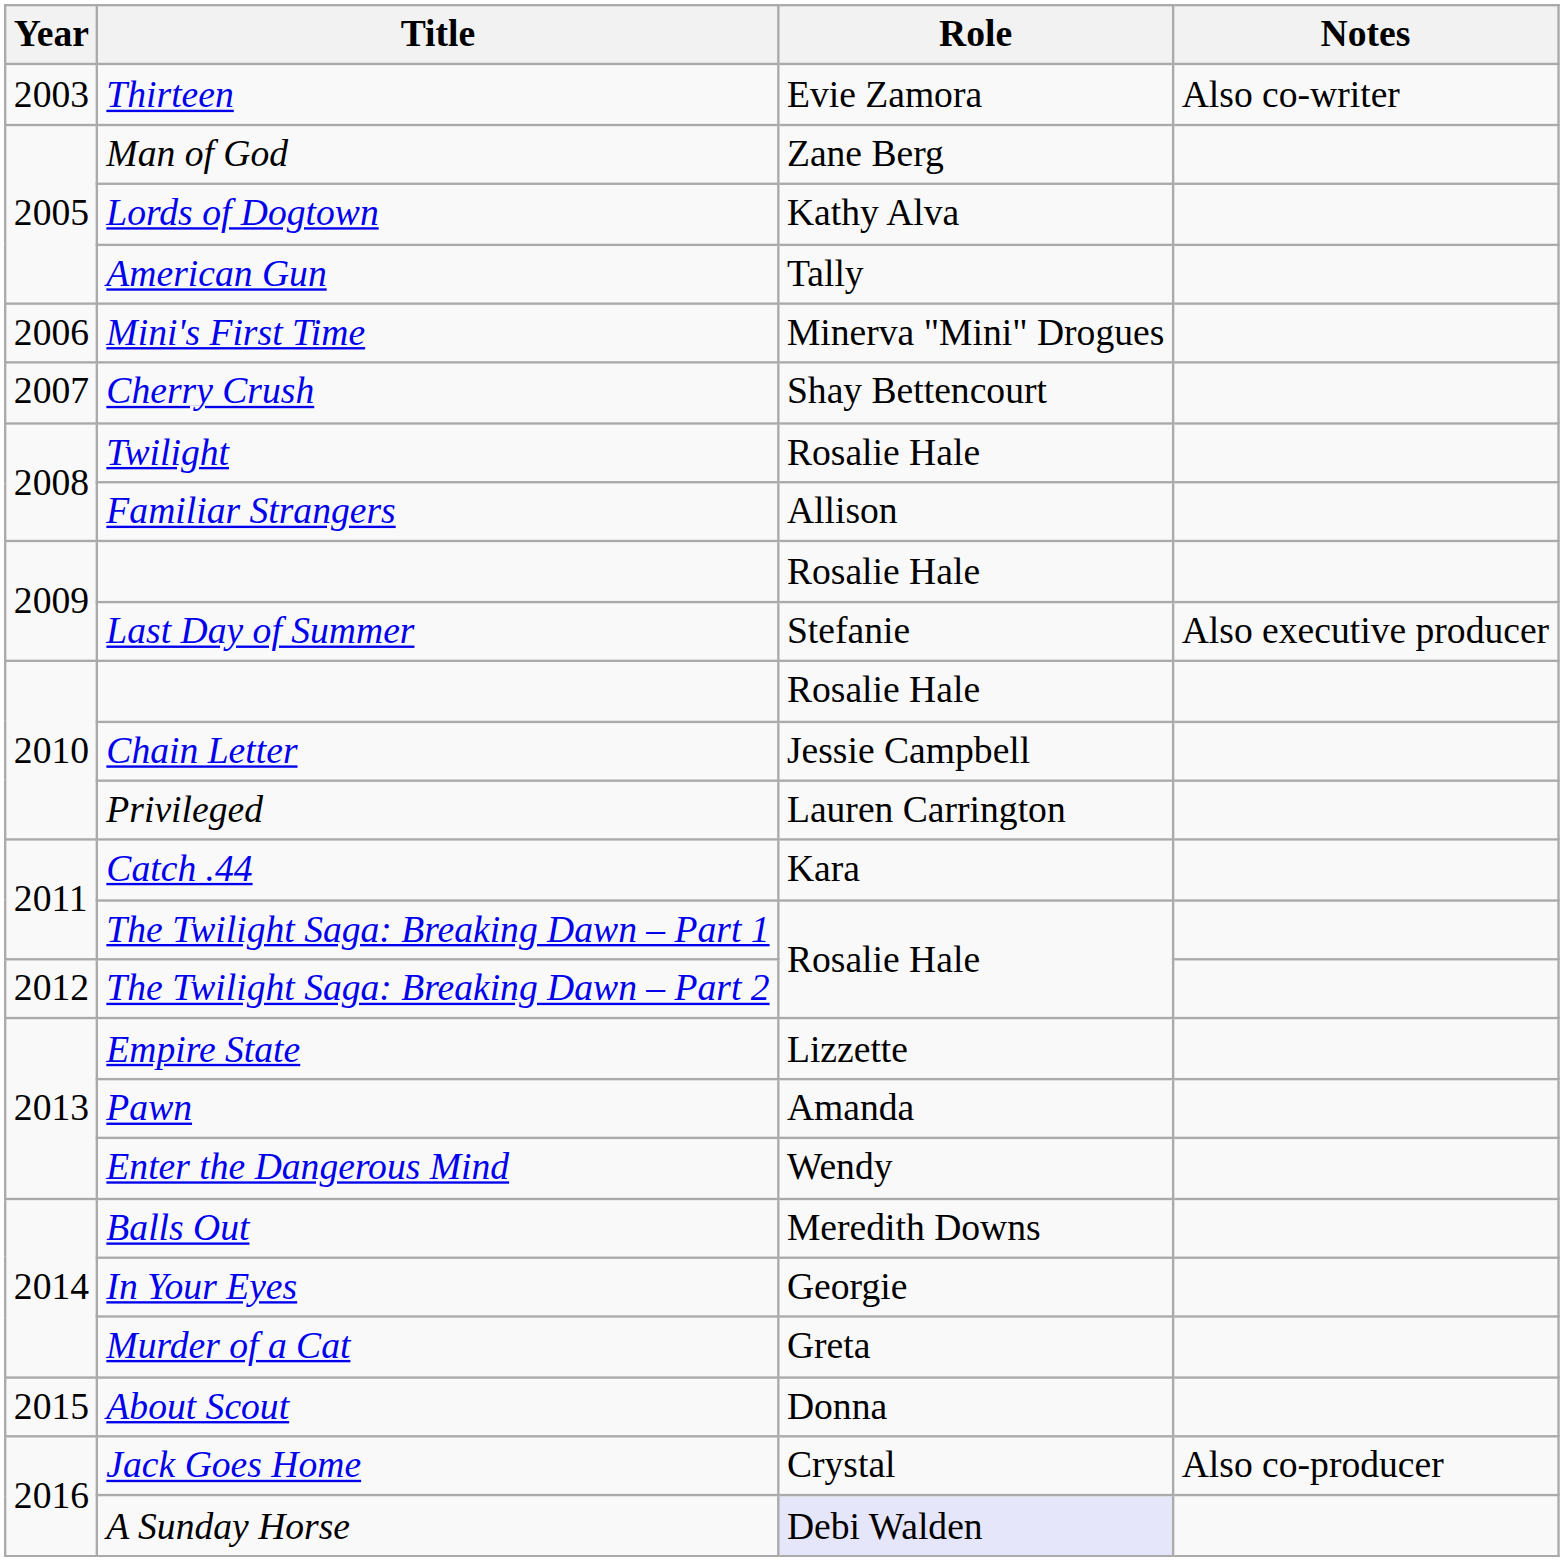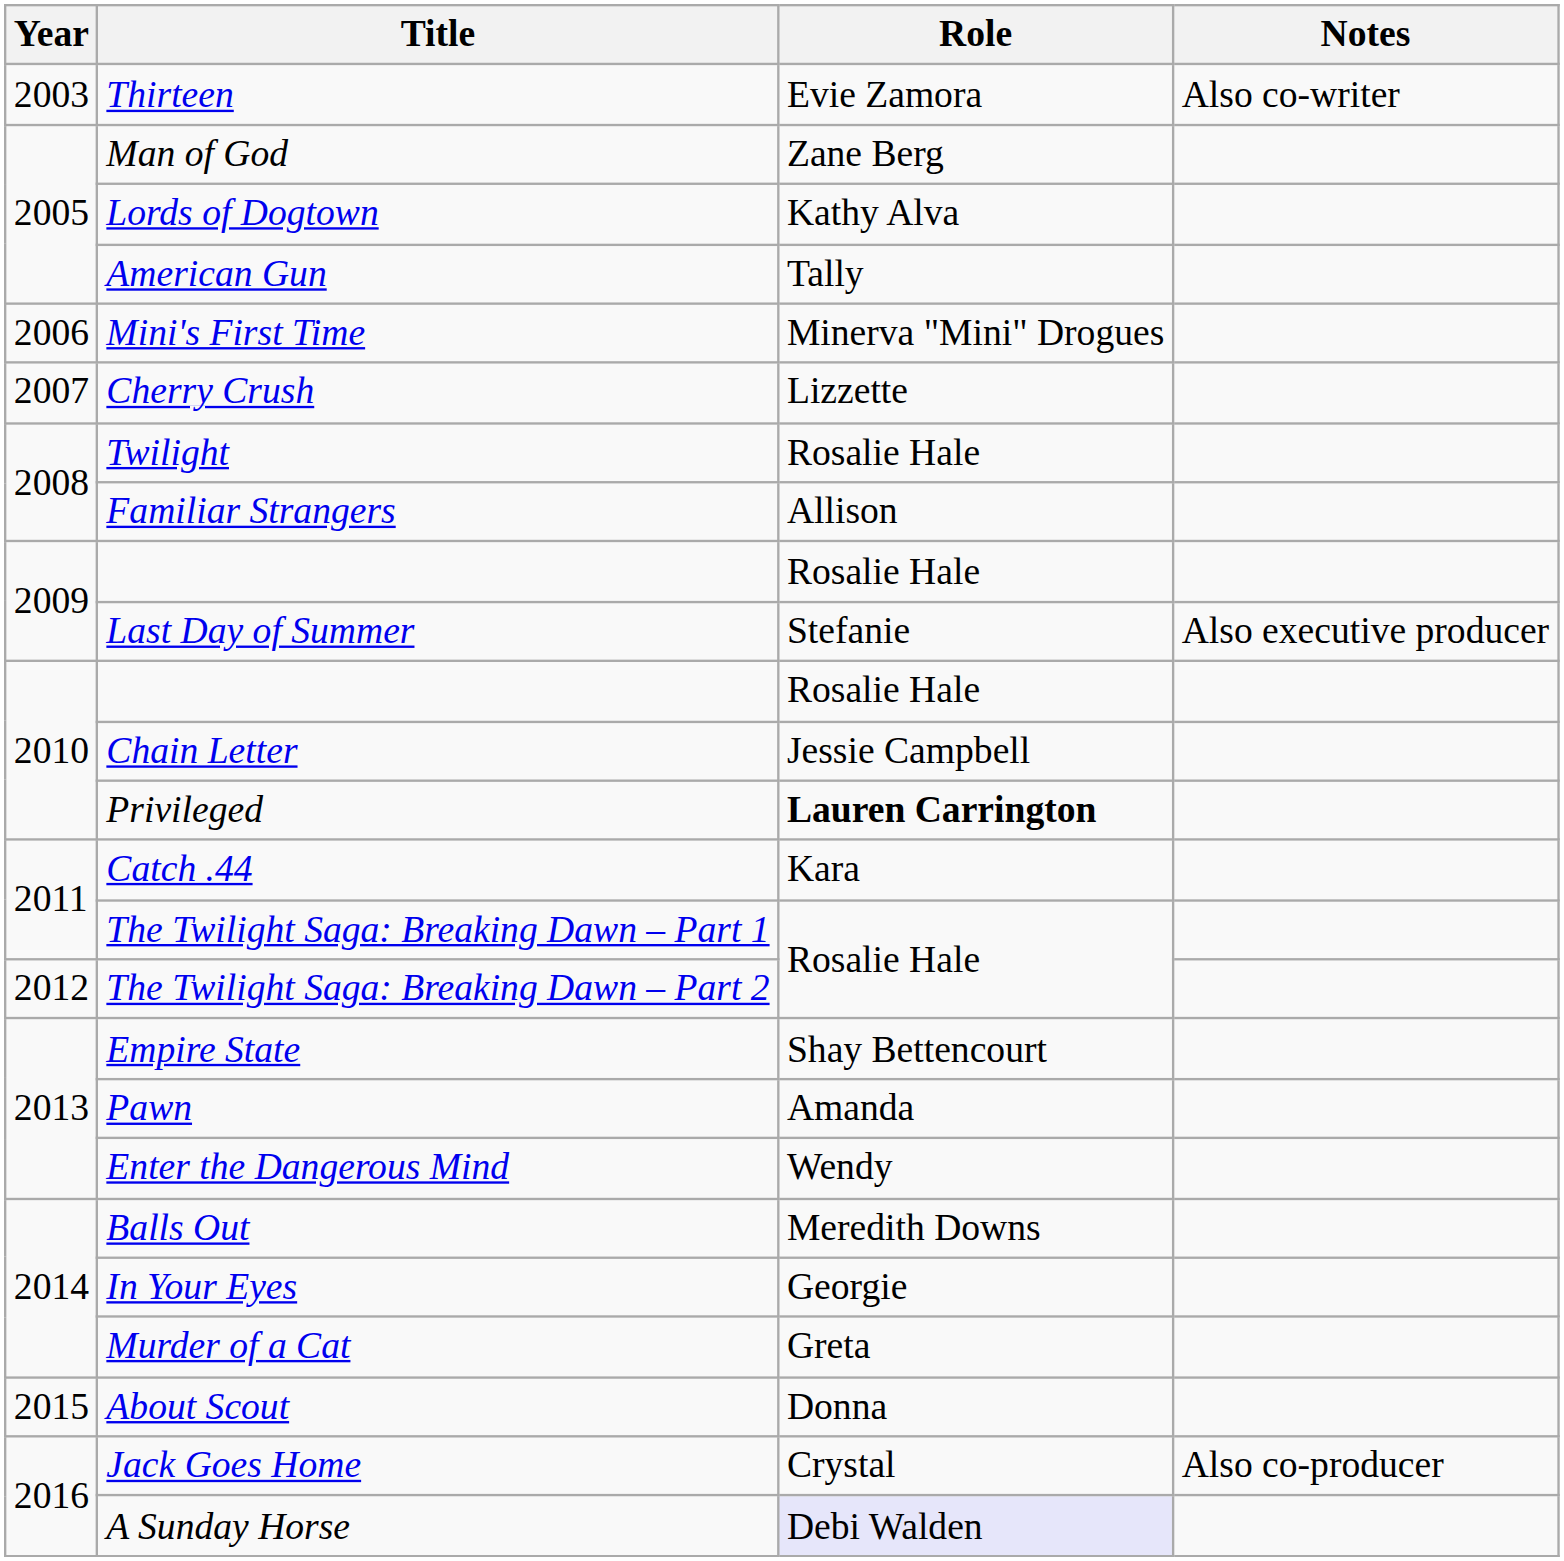(917, 392) Shay Bettencourt -> (847, 392) Lizzette
(926, 809) normal -> (942, 809) bold
(847, 1048) Lizzette -> (917, 1048) Shay Bettencourt
